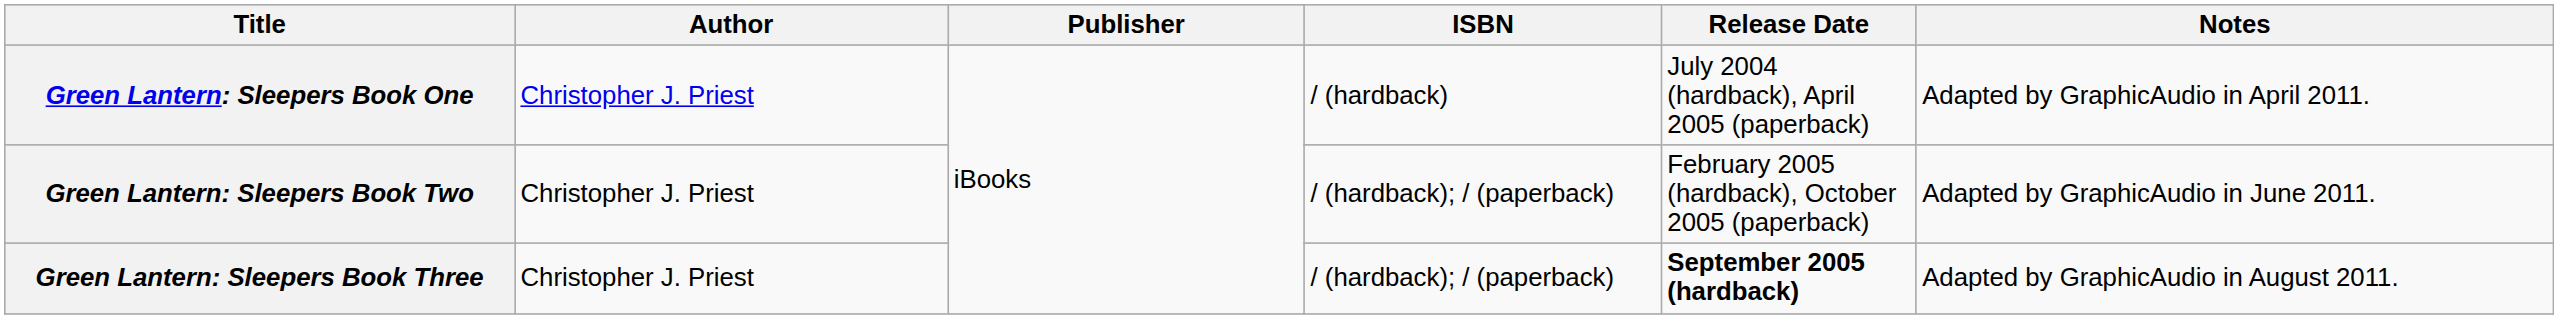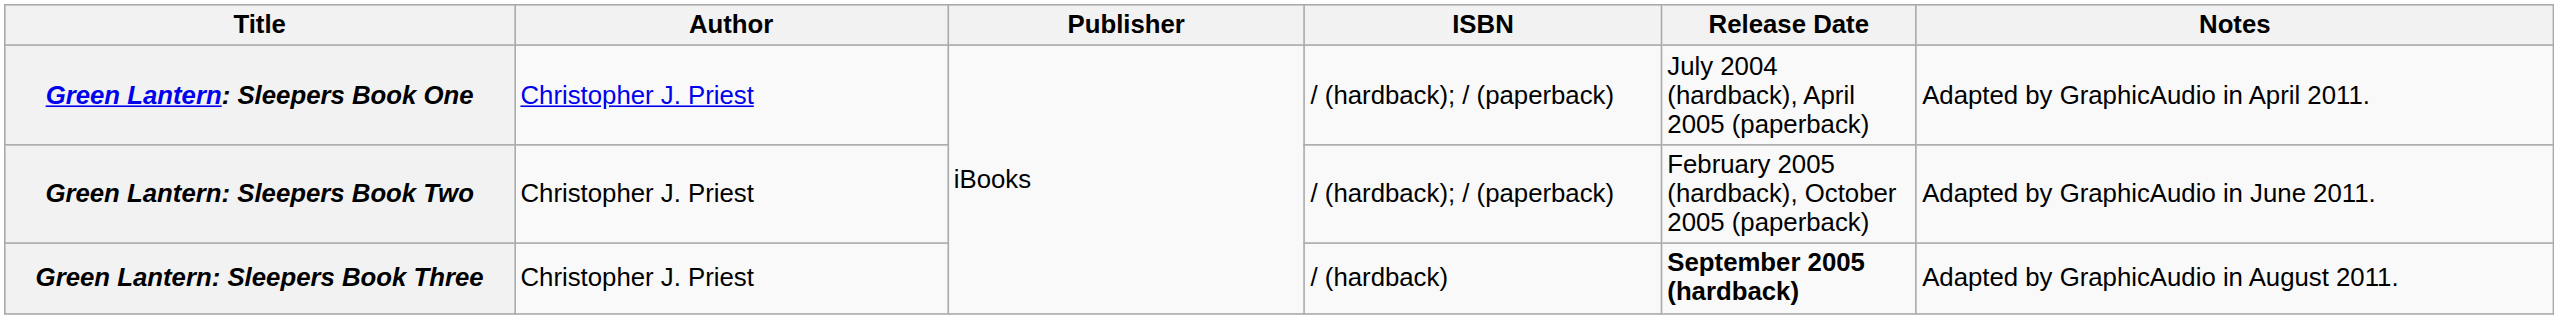(1379, 94) / (hardback) -> (1462, 94) / (hardback); / (paperback)
(1462, 277) / (hardback); / (paperback) -> (1379, 277) / (hardback)
